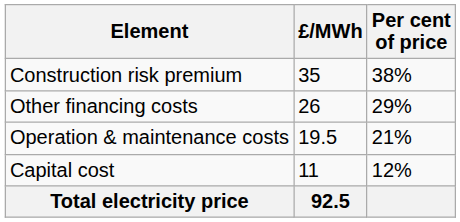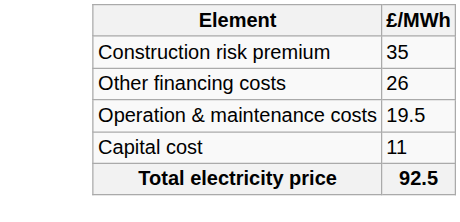- column: (411, 31)
